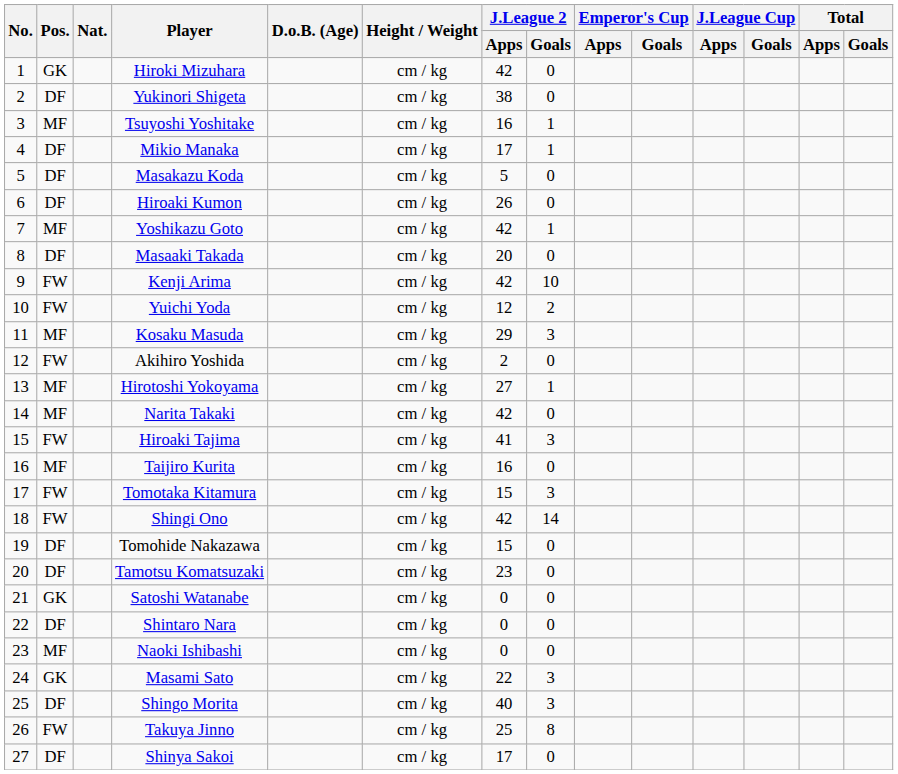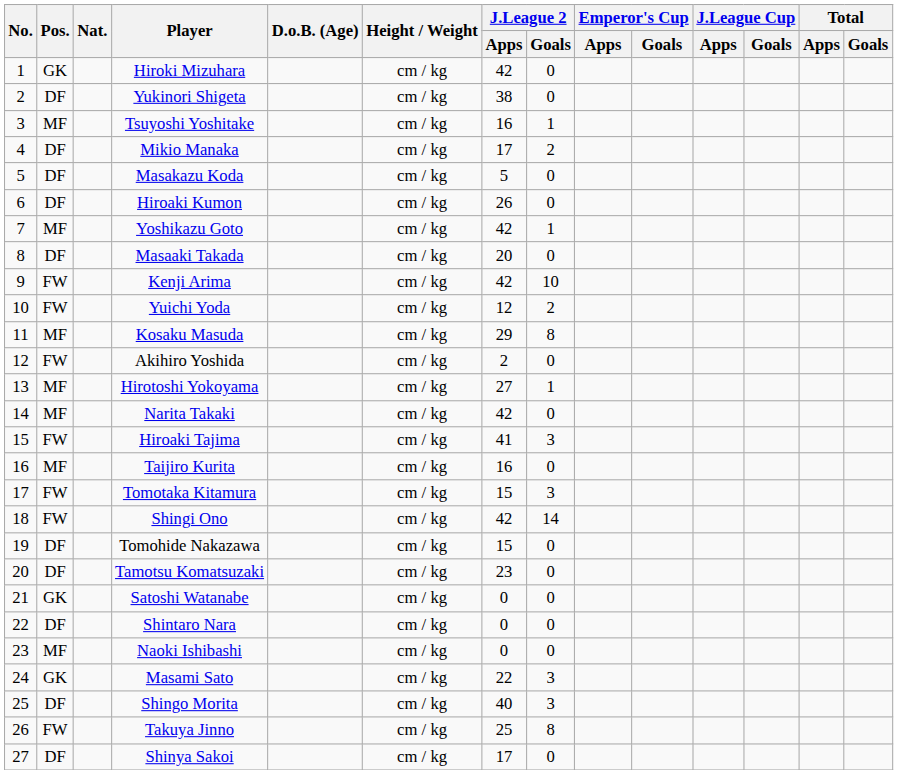(551, 149) 1 -> (551, 149) 2
(551, 334) 3 -> (551, 334) 8
